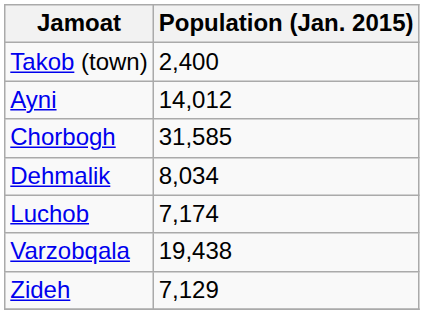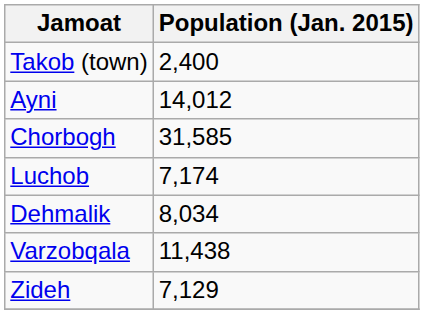rows swapped: (60, 175) <-> (50, 213)
(195, 251) 19,438 -> (195, 251) 11,438
